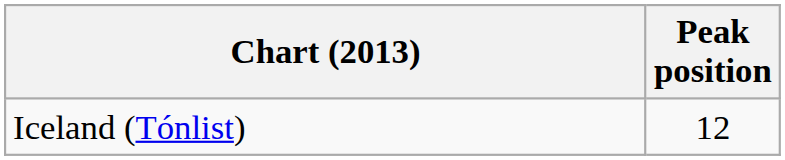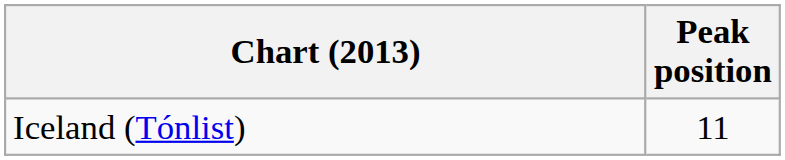(713, 126) 12 -> (713, 126) 11
